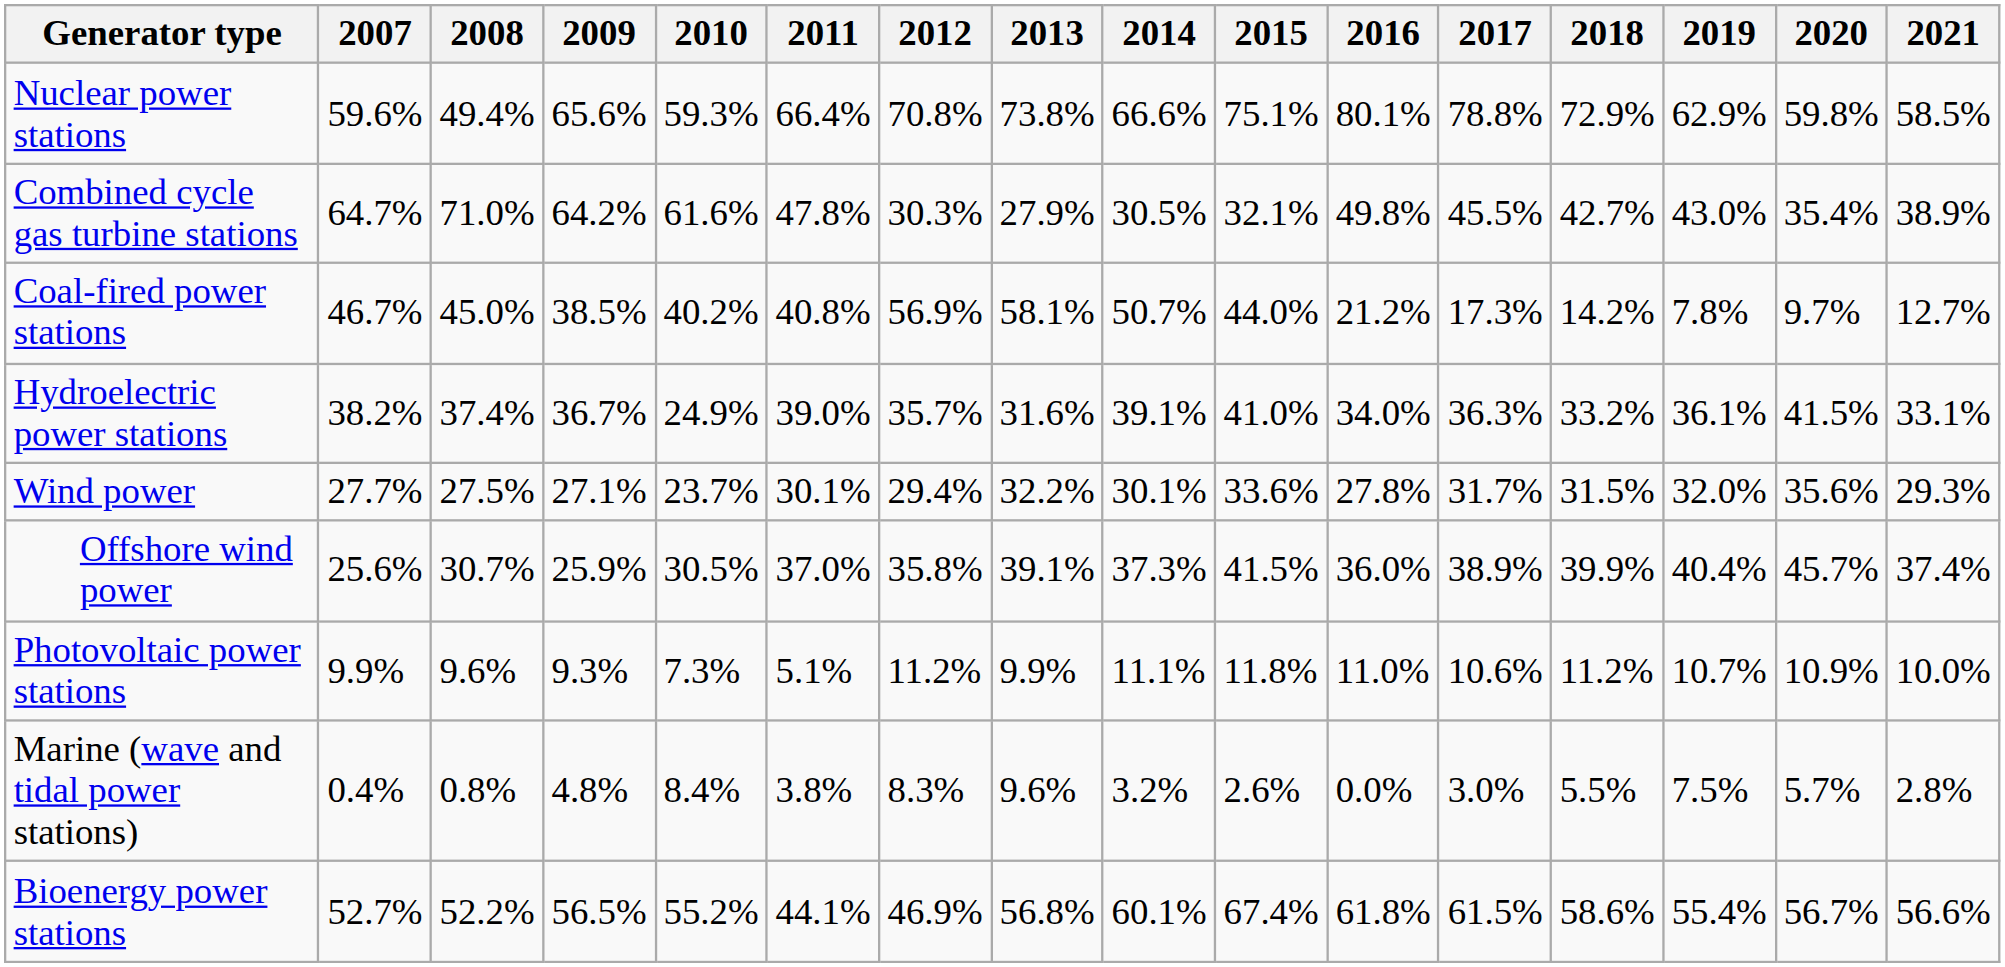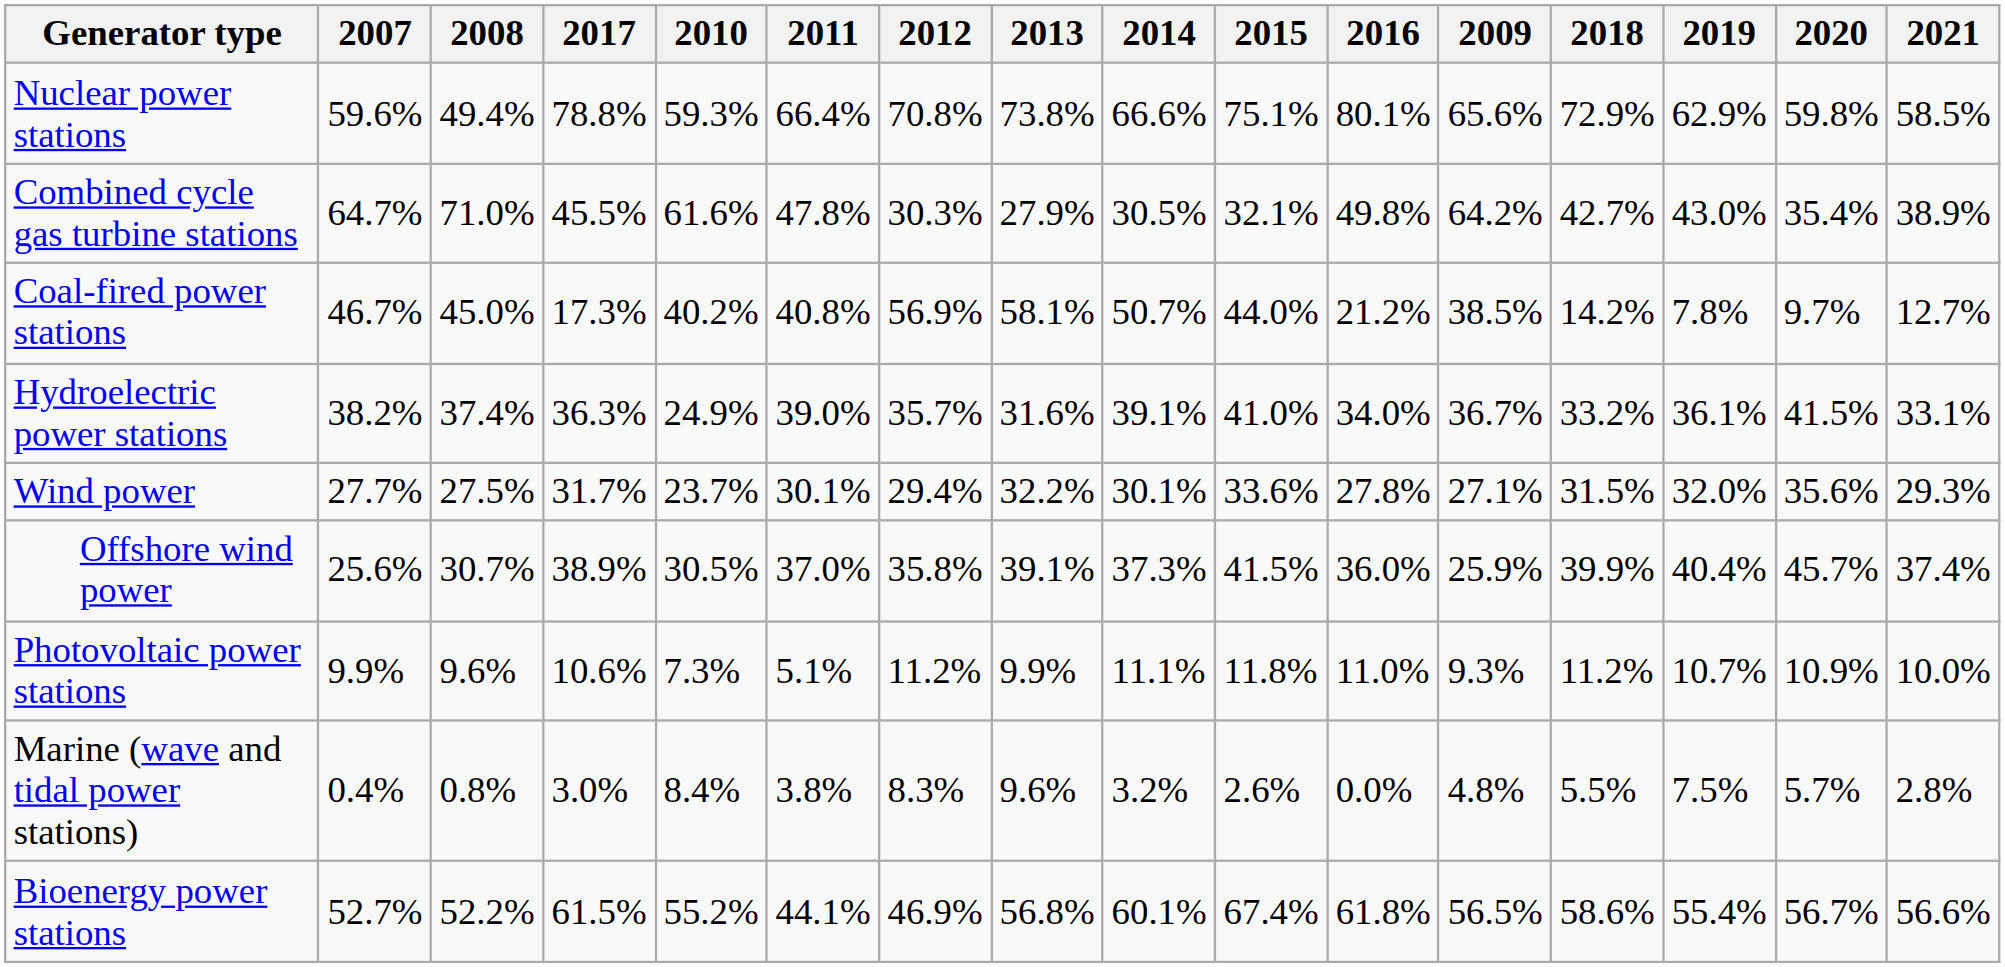columns swapped: (599, 33) <-> (1495, 33)
